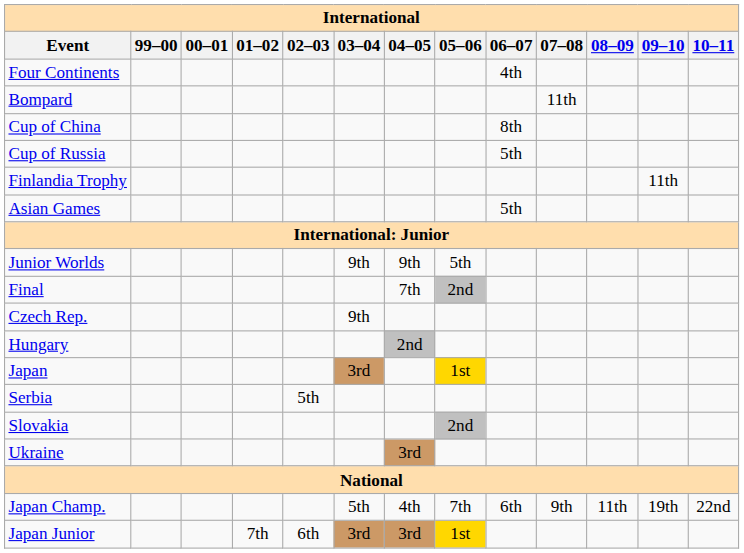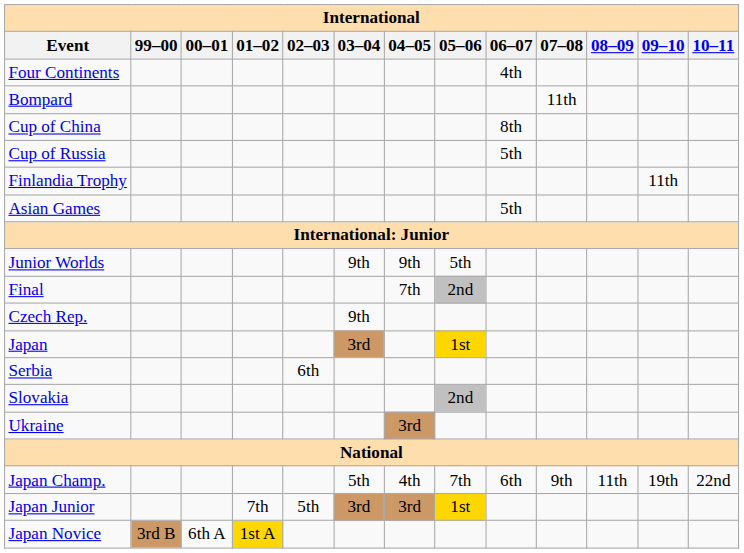- row: (38, 343)
(308, 398) 5th -> (308, 371) 6th
(308, 533) 6th -> (308, 506) 5th
+ row: (55, 533)
